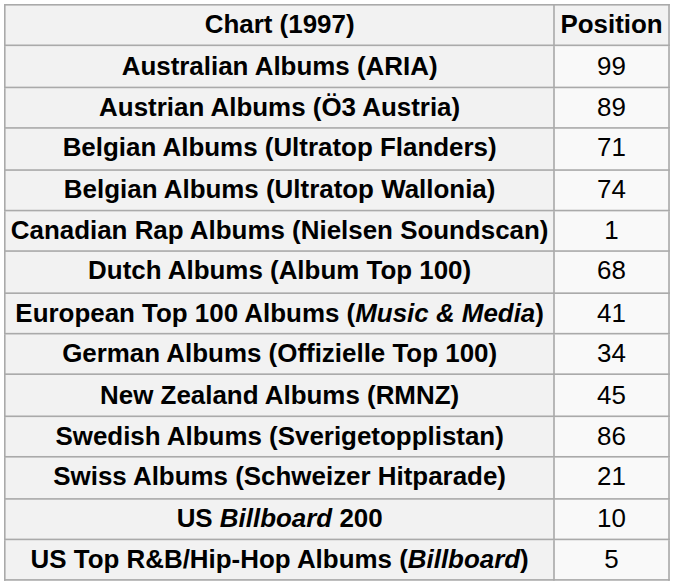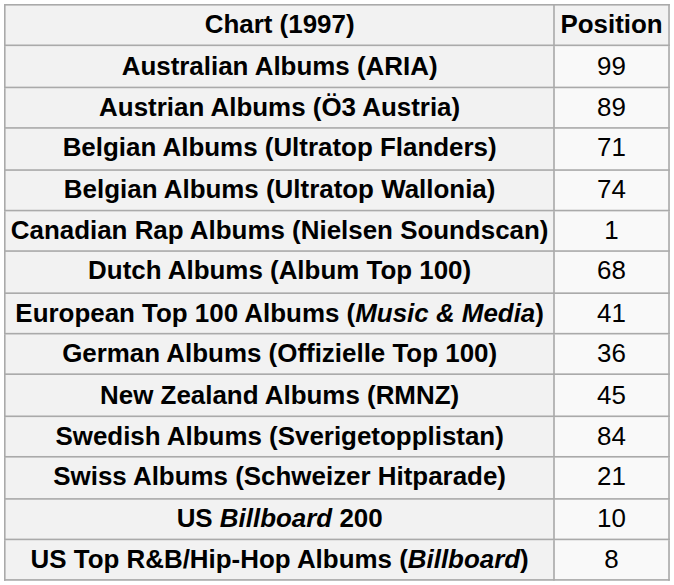(612, 353) 34 -> (612, 353) 36
(612, 436) 86 -> (612, 436) 84
(612, 559) 5 -> (612, 559) 8
